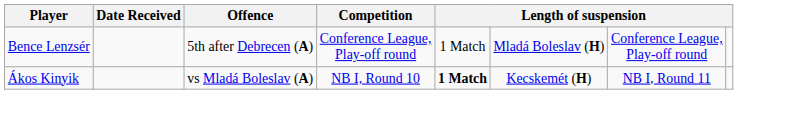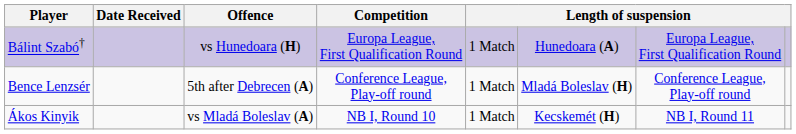+ row: (46, 46)
(462, 77) bold -> (492, 116) normal
